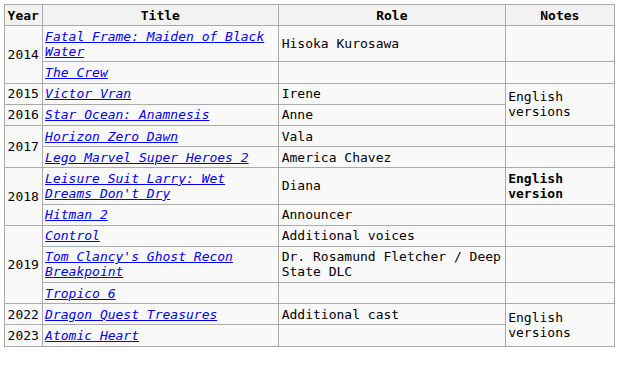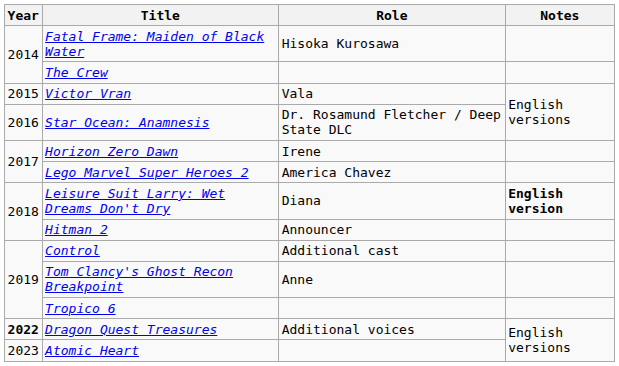(301, 94) Irene -> (297, 94) Vala
(297, 115) Anne -> (391, 122) Dr. Rosamund Fletcher / Deep State DLC
(297, 136) Vala -> (301, 151) Irene
(348, 236) Additional voices -> (340, 251) Additional cast
(391, 264) Dr. Rosamund Fletcher / Deep State DLC -> (297, 279) Anne
(23, 314) normal -> (23, 329) bold
(340, 314) Additional cast -> (348, 329) Additional voices
